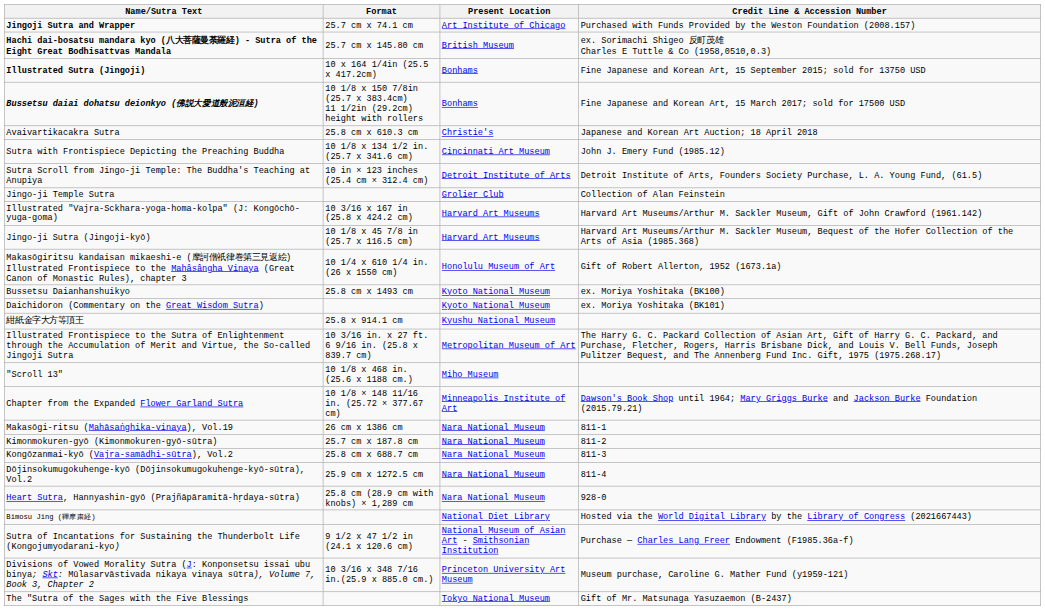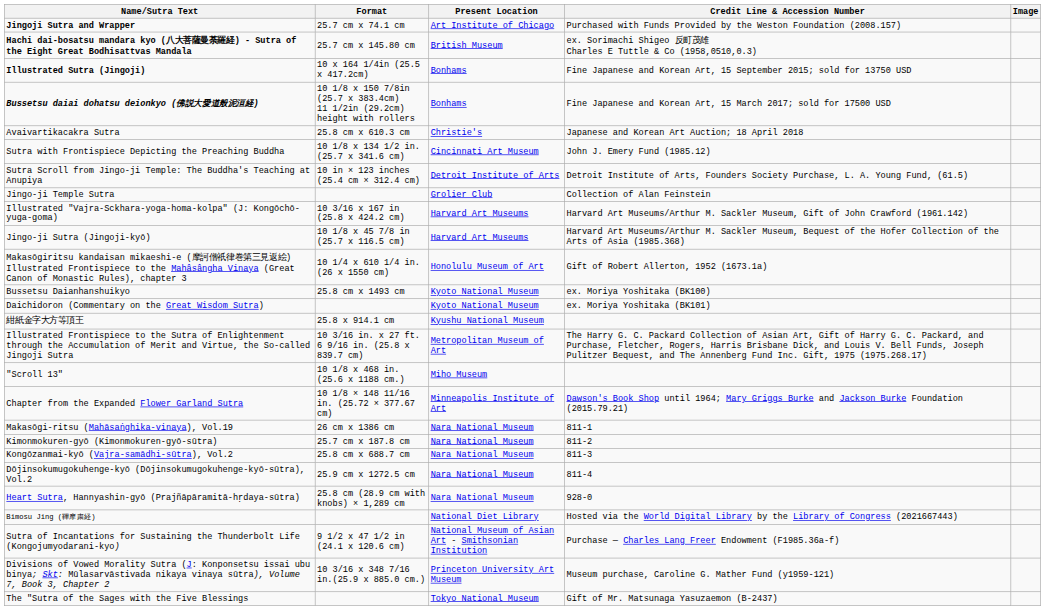+ column: (1026, 11)
